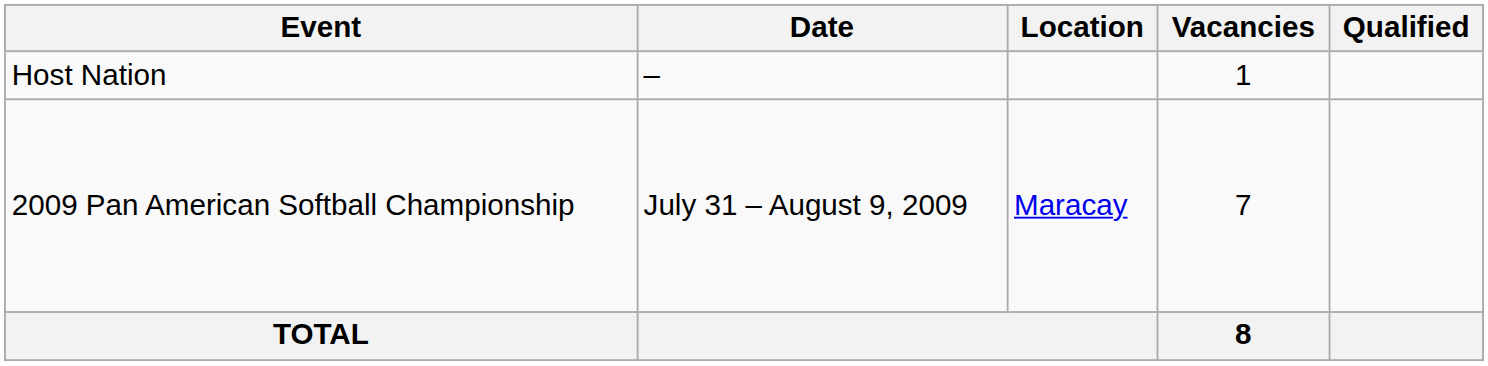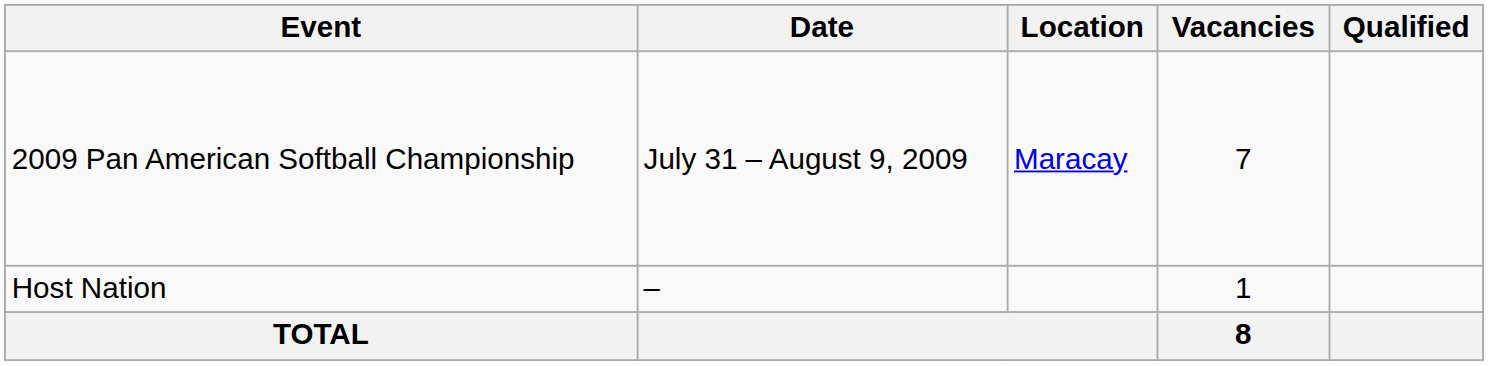rows swapped: (89, 74) <-> (293, 205)
